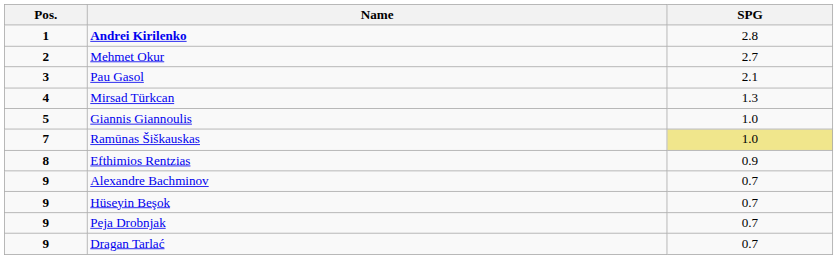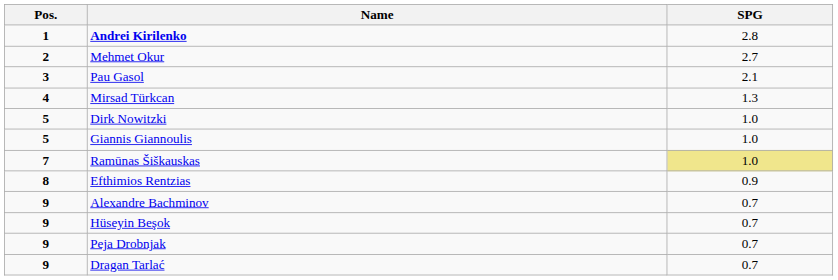+ row: (128, 118)
